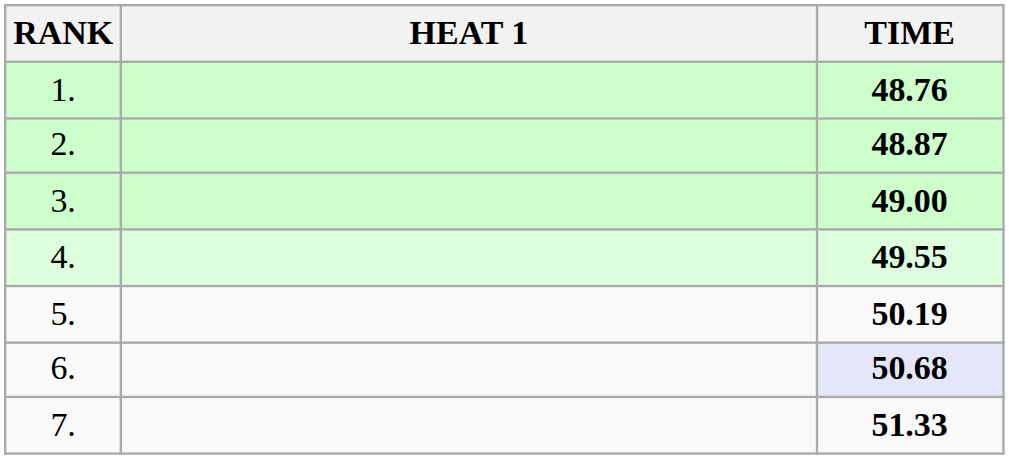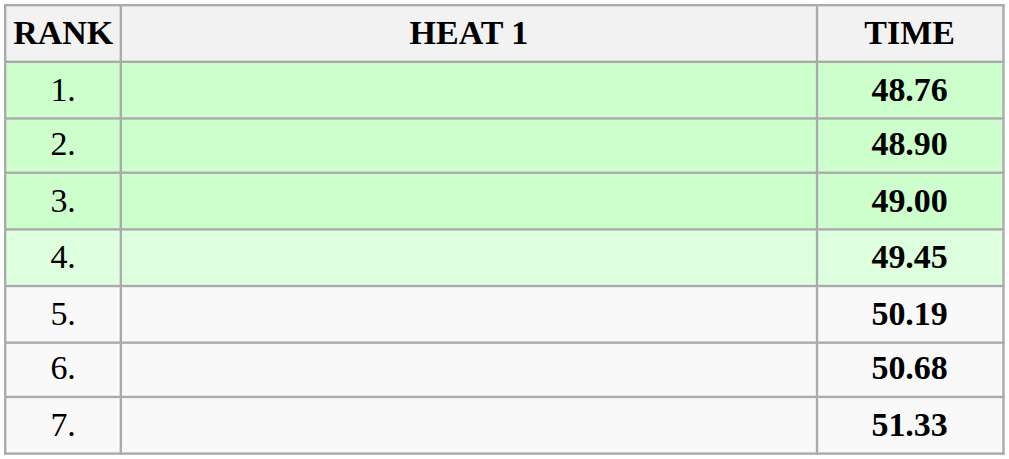(910, 145) 48.87 -> (910, 145) 48.90
(910, 257) 49.55 -> (910, 257) 49.45
(910, 369) lavender background -> (910, 369) no background
